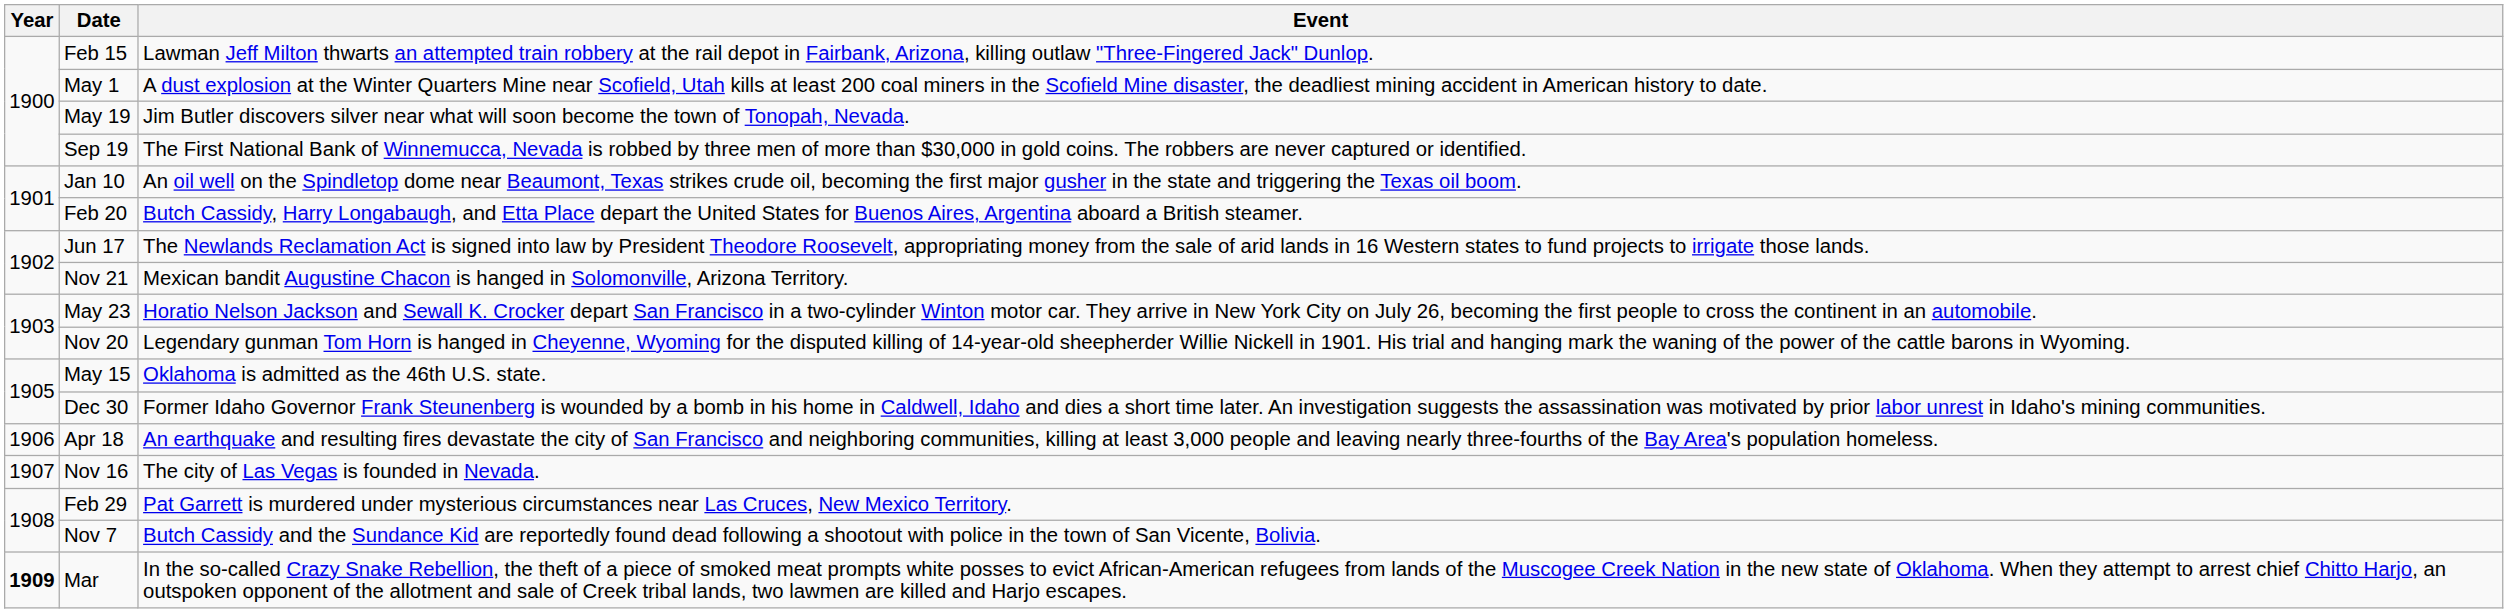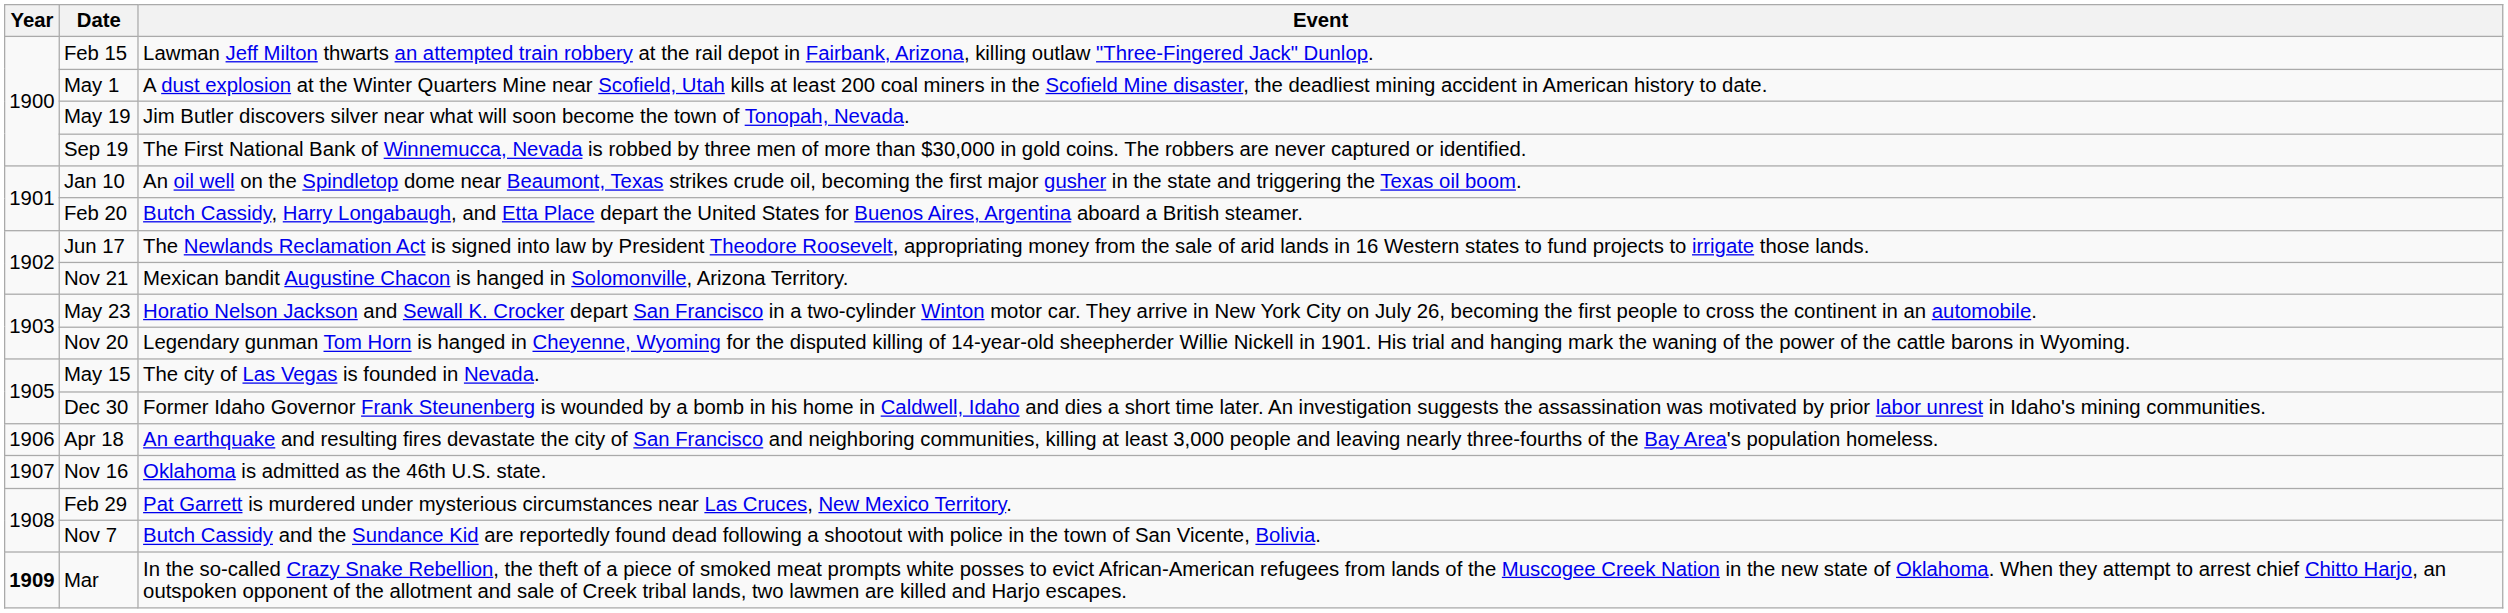(345, 375) Oklahoma is admitted as the 46th U.S. state. -> (341, 375) The city of Las Vegas is founded in Nevada.
(341, 471) The city of Las Vegas is founded in Nevada. -> (345, 471) Oklahoma is admitted as the 46th U.S. state.
